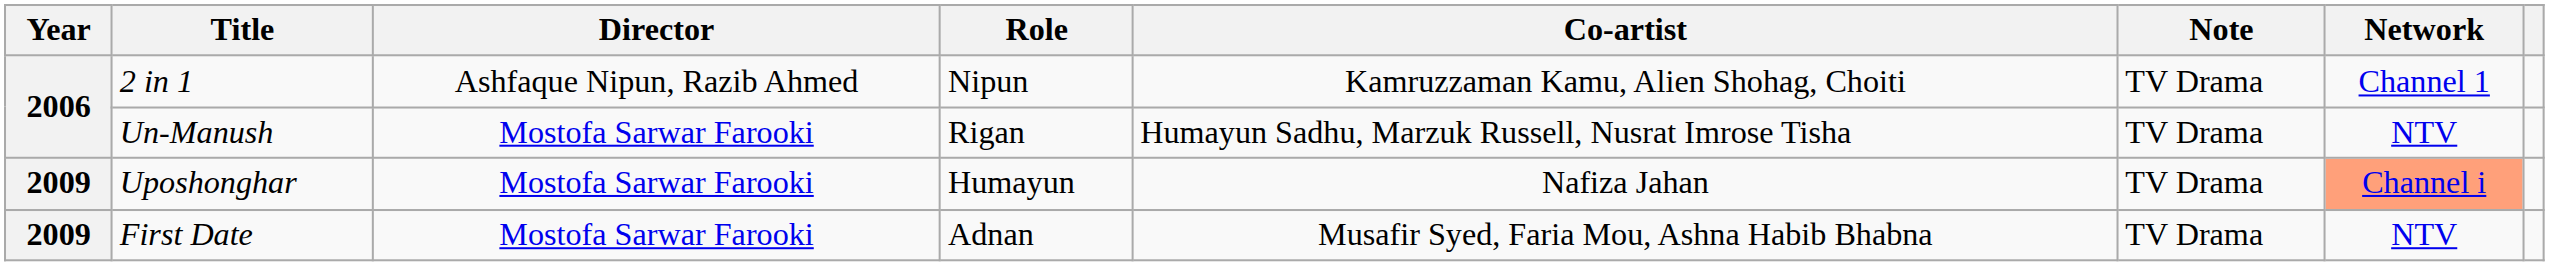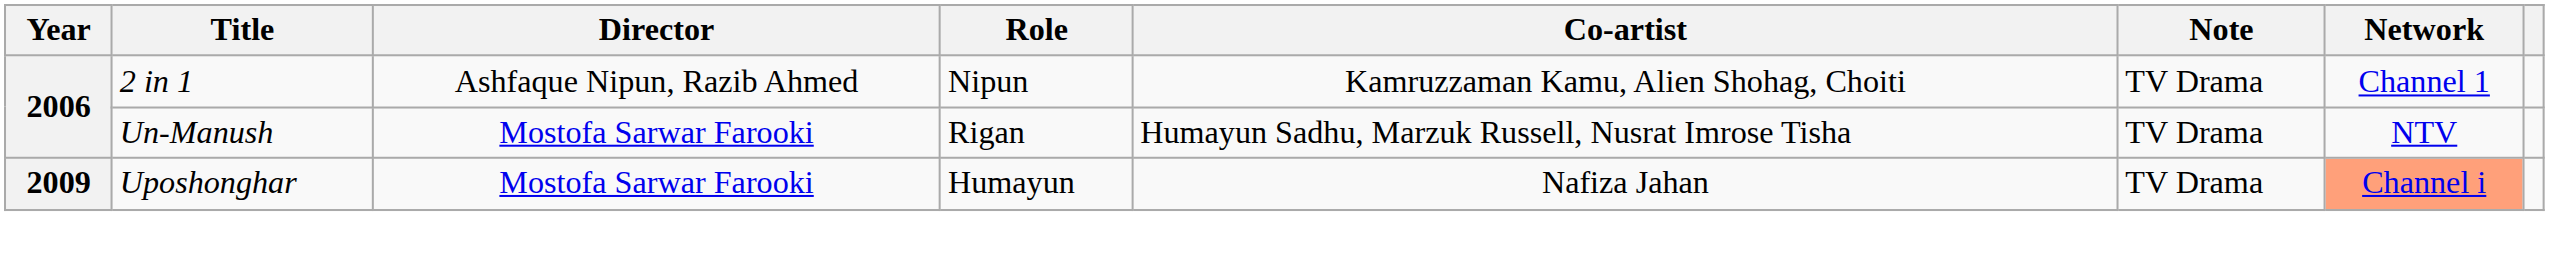- row: (186, 234)
